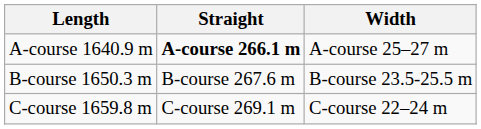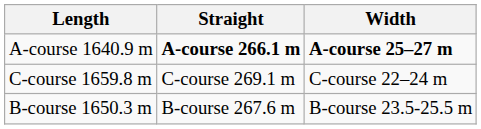(379, 49) normal -> (381, 49) bold
rows swapped: (80, 78) <-> (80, 108)
